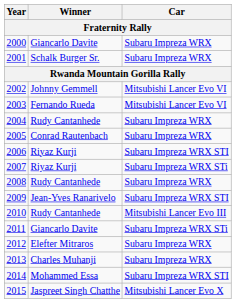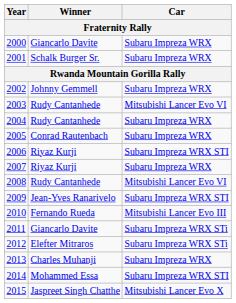(176, 89) Mitsubishi Lancer Evo VI -> (168, 89) Subaru Impreza WRX
(63, 105) Fernando Rueda -> (65, 105) Rudy Cantanhede
(176, 167) Subaru Impreza WRX STi -> (168, 167) Subaru Impreza WRX
(168, 182) Subaru Impreza WRX -> (176, 182) Mitsubishi Lancer Evo VI
(65, 213) Rudy Cantanhede -> (63, 213) Fernando Rueda
(168, 244) Subaru Impreza WRX -> (176, 244) Subaru Impreza WRX STi
